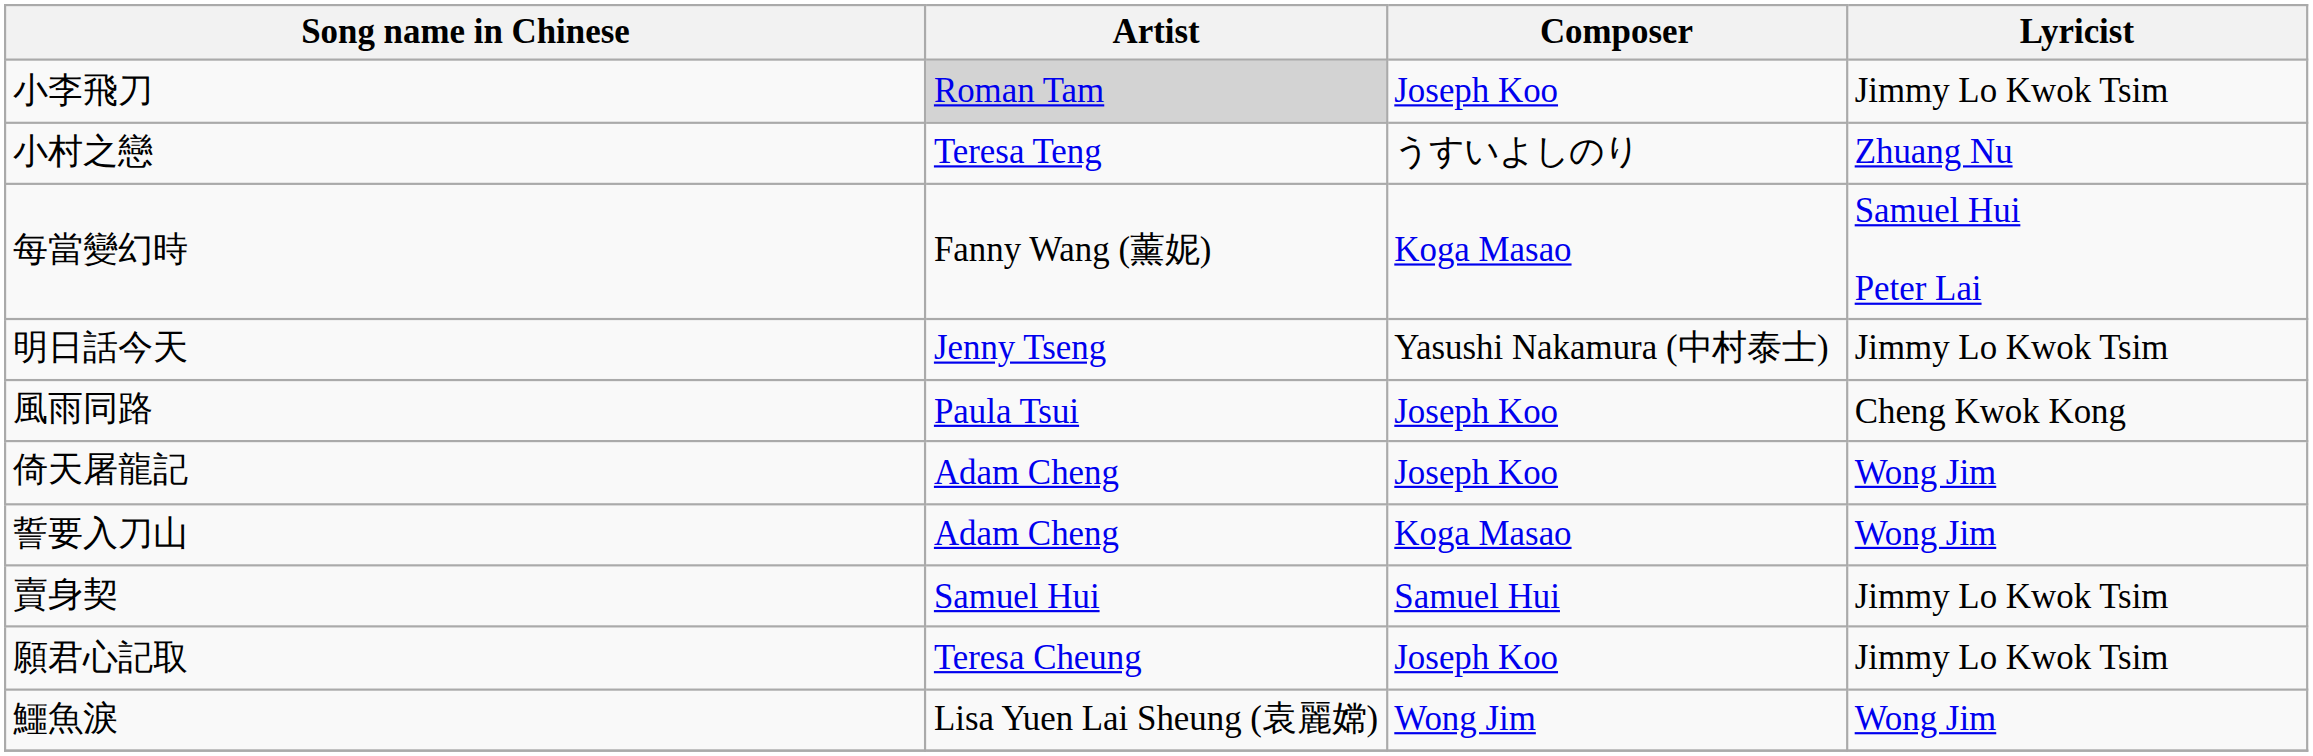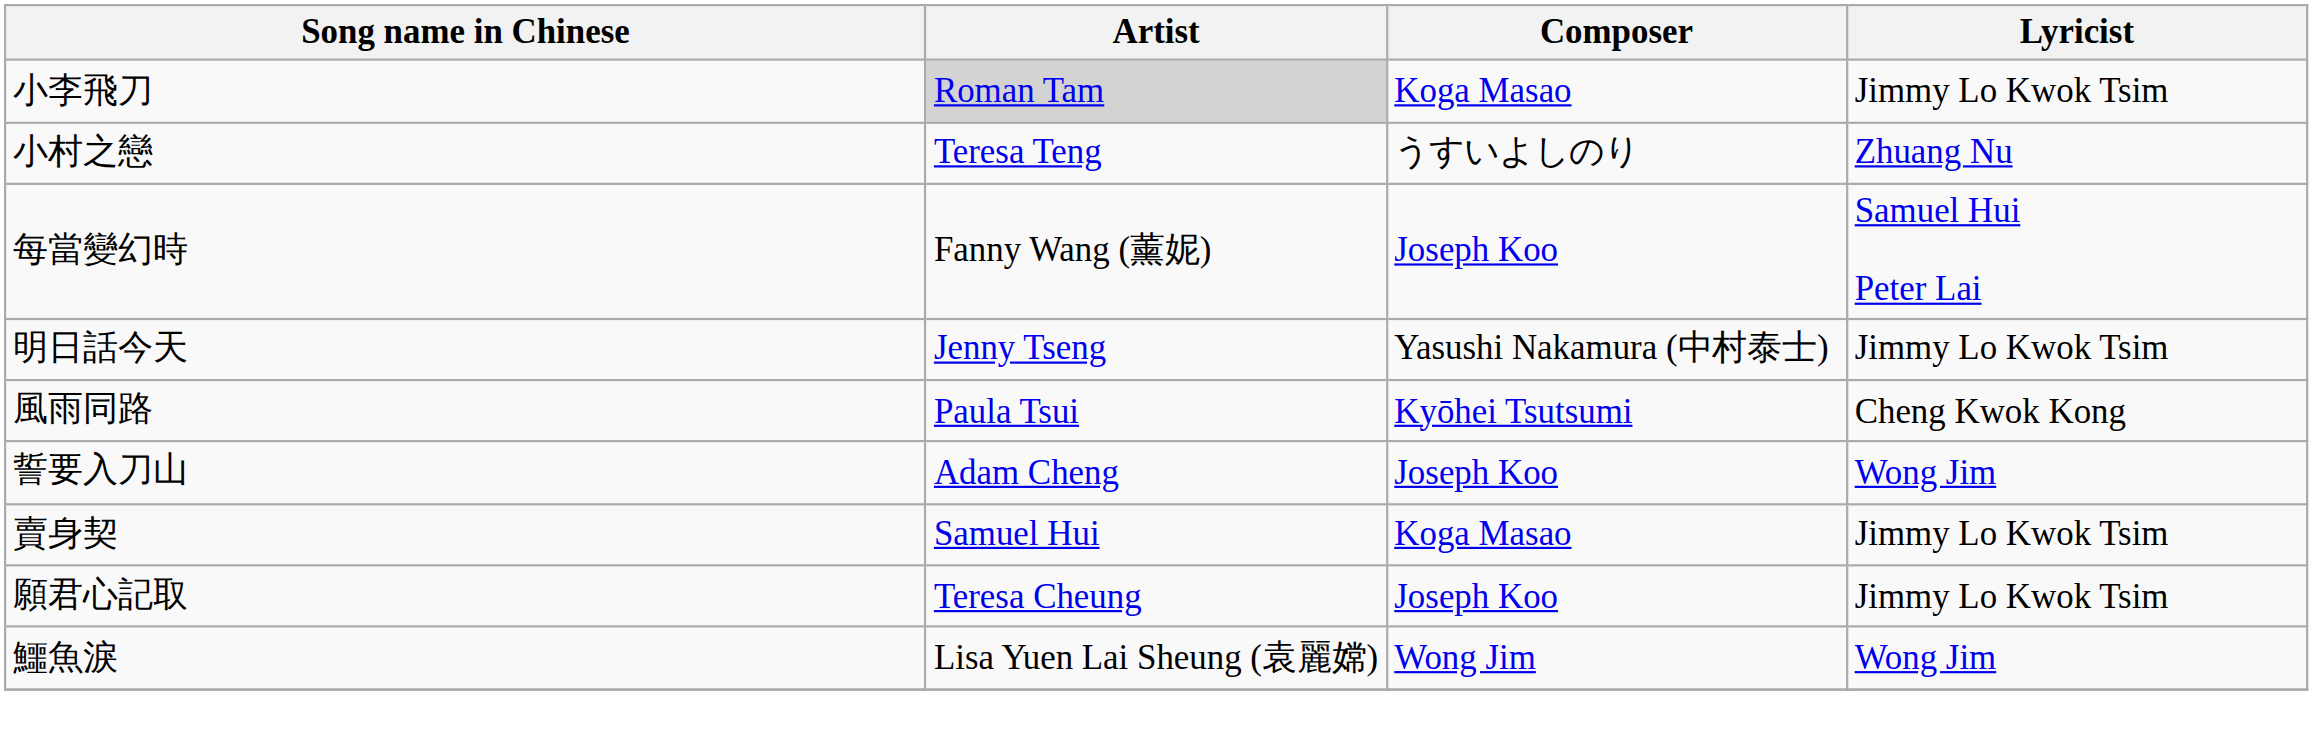(1476, 90) Joseph Koo -> (1483, 90) Koga Masao
(1483, 250) Koga Masao -> (1476, 250) Joseph Koo
(1476, 410) Joseph Koo -> (1513, 410) Kyōhei Tsutsumi
- row: (100, 470)
(1483, 533) Koga Masao -> (1476, 471) Joseph Koo
(1477, 595) Samuel Hui -> (1483, 533) Koga Masao
